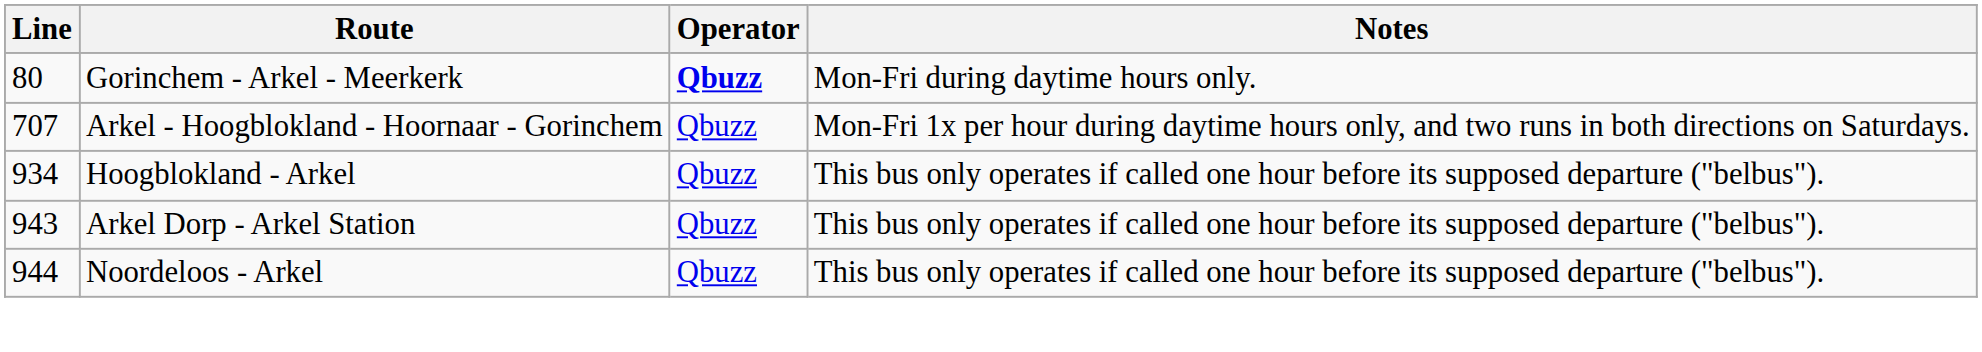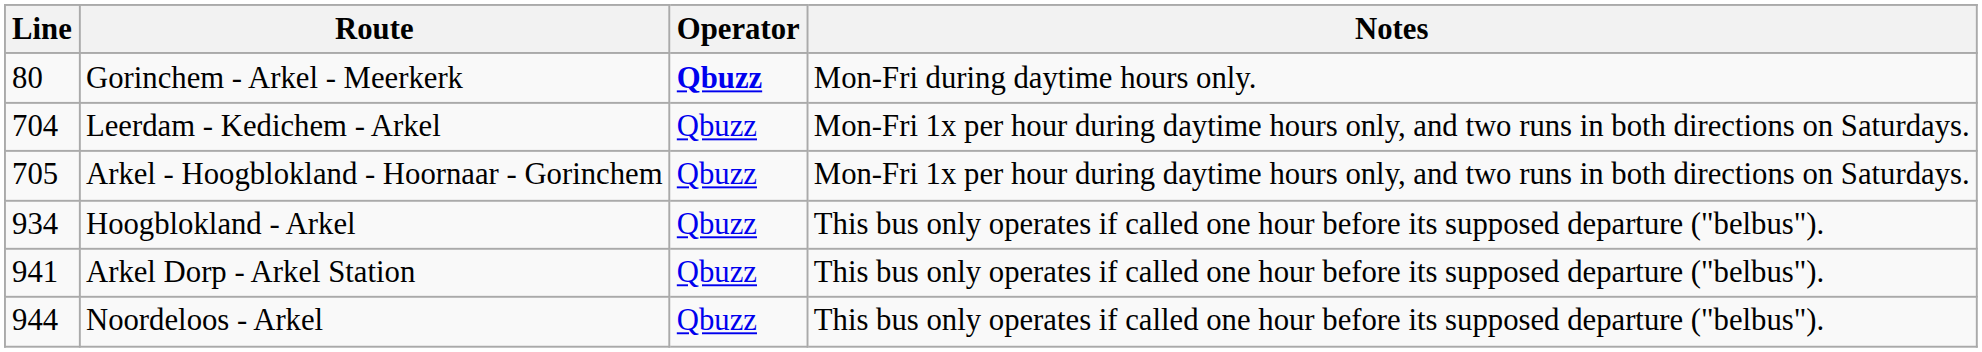+ row: (263, 126)
(35, 126) 707 -> (35, 175) 705
(35, 223) 943 -> (35, 272) 941
